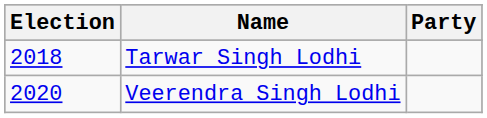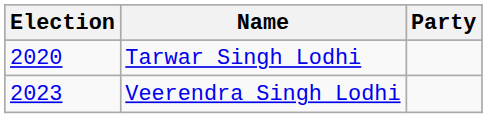(36, 58) 2018 -> (36, 58) 2020
(36, 94) 2020 -> (36, 94) 2023
